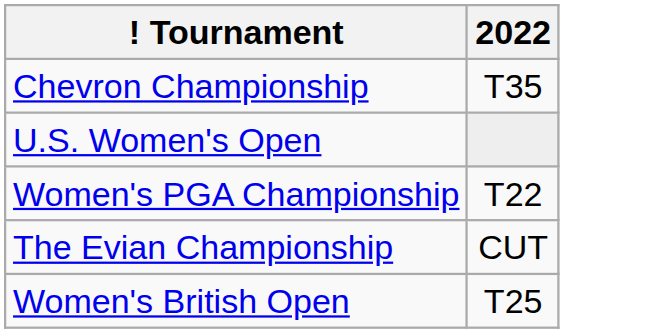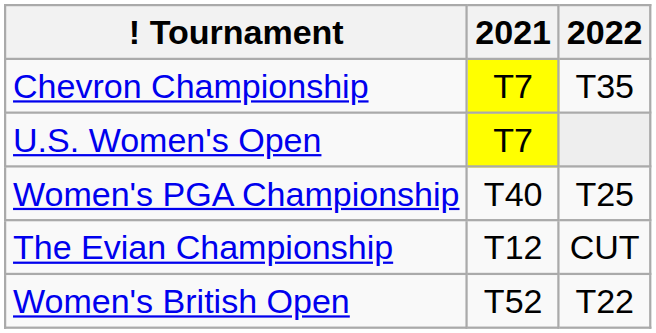+ column: (513, 32)
(513, 194) T22 -> (605, 194) T25
(513, 302) T25 -> (605, 302) T22
